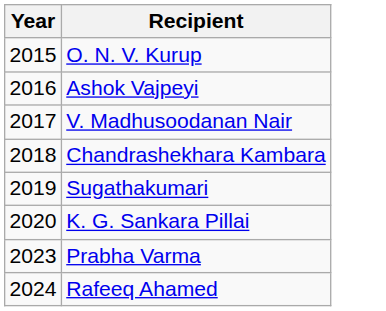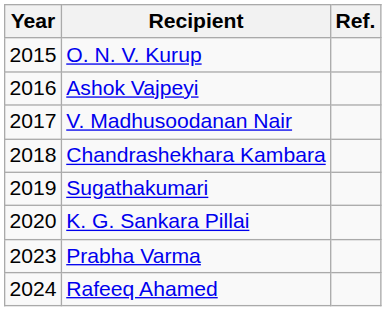+ column: (355, 21)
